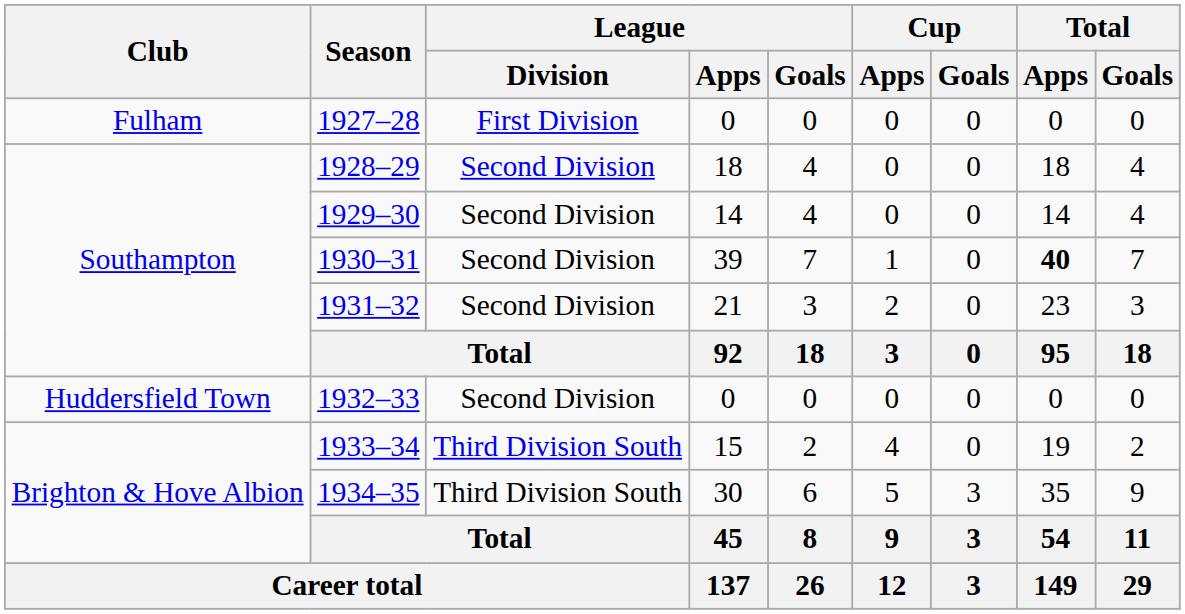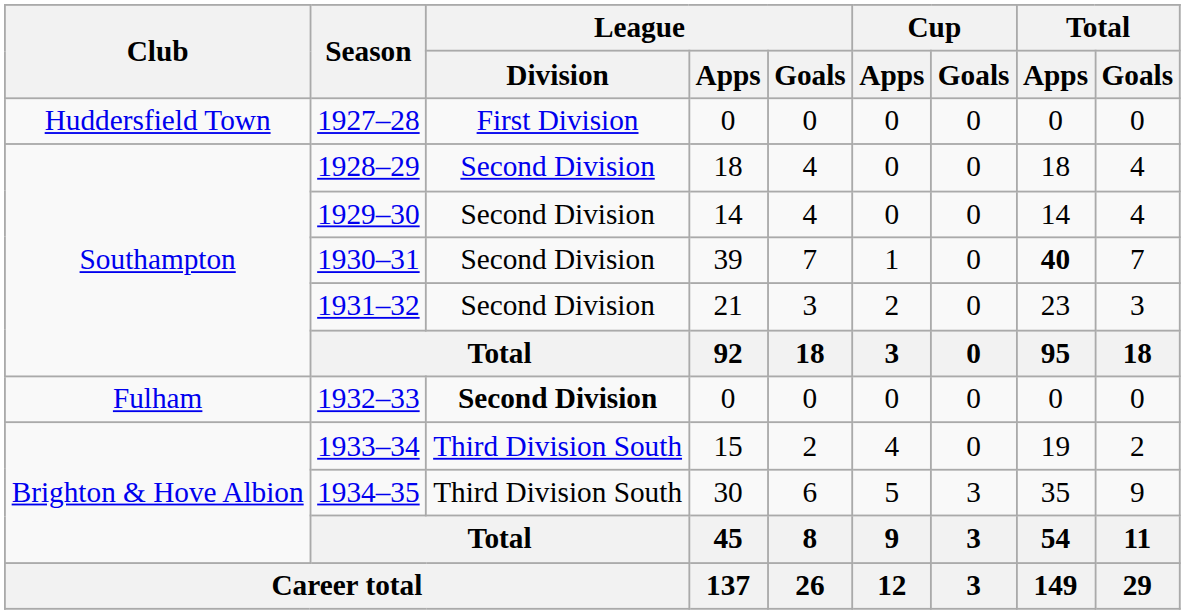(158, 120) Fulham -> (158, 120) Huddersfield Town
(158, 399) Huddersfield Town -> (158, 399) Fulham
(558, 399) normal -> (558, 399) bold
